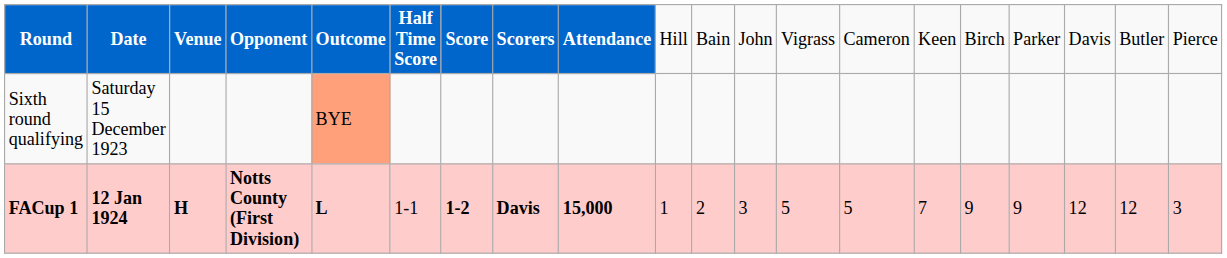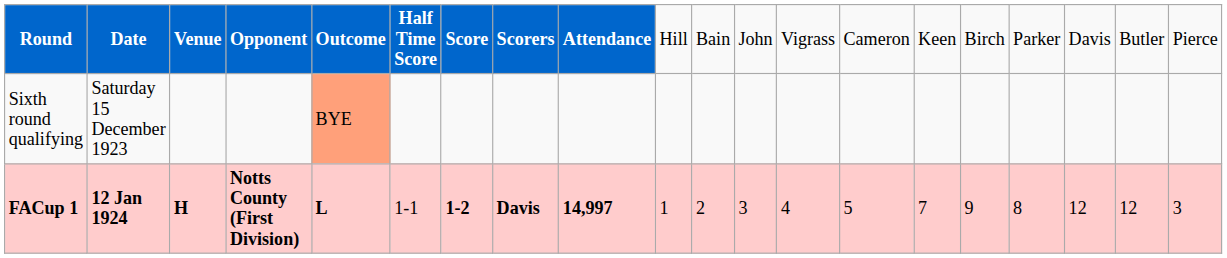(588, 208) 15,000 -> (588, 208) 14,997
(786, 208) 5 -> (786, 208) 4
(1018, 208) 9 -> (1018, 208) 8
